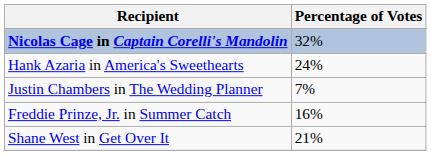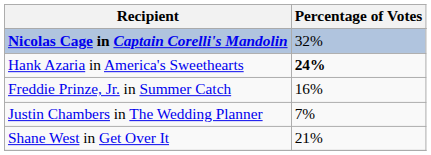(309, 65) normal -> (310, 65) bold
rows swapped: (135, 89) <-> (120, 114)
